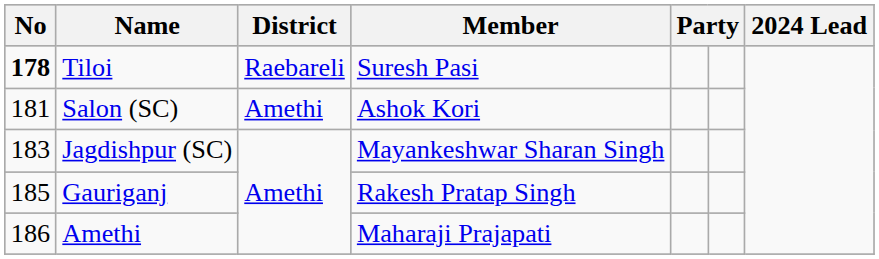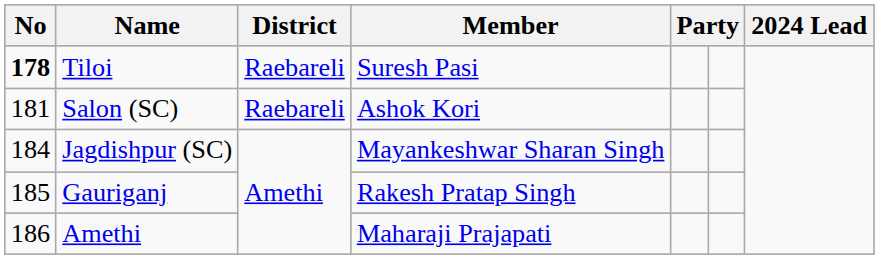(284, 108) Amethi -> (295, 108) Raebareli
(31, 150) 183 -> (31, 150) 184
